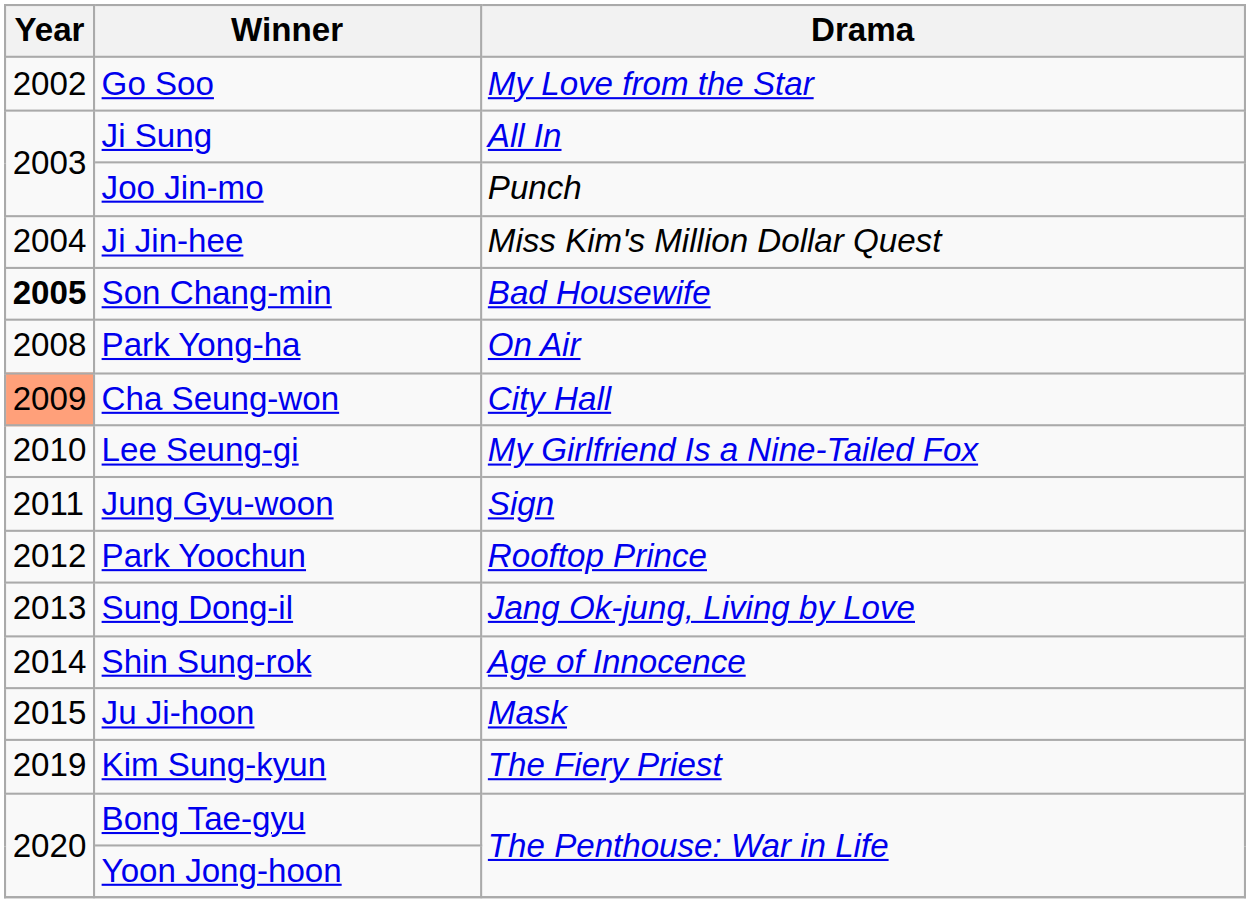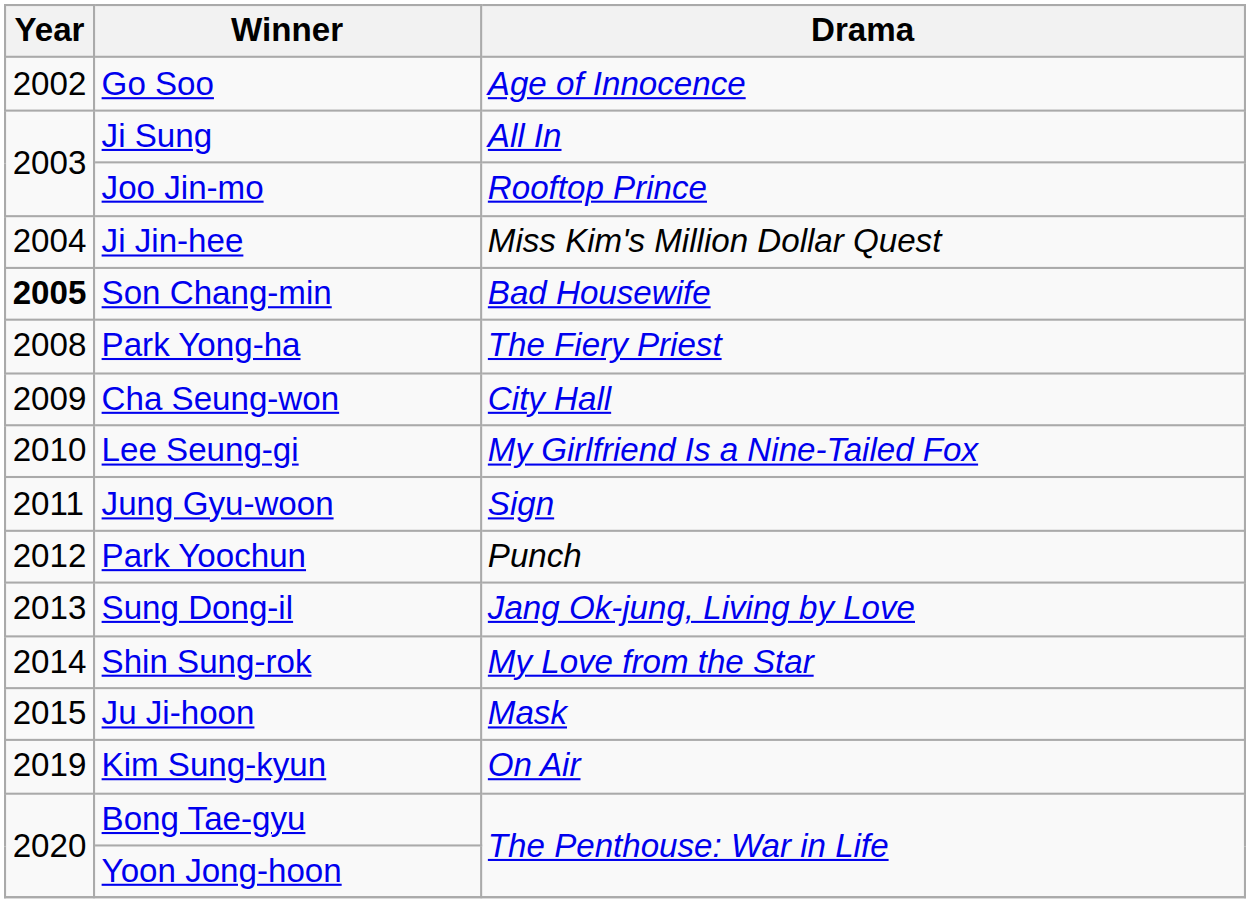(651, 83) My Love from the Star -> (617, 83) Age of Innocence
(535, 188) Punch -> (597, 188) Rooftop Prince
(534, 345) On Air -> (605, 345) The Fiery Priest
(50, 398) lightsalmon background -> (50, 398) no background
(597, 556) Rooftop Prince -> (535, 556) Punch
(617, 661) Age of Innocence -> (651, 661) My Love from the Star
(605, 766) The Fiery Priest -> (534, 766) On Air
